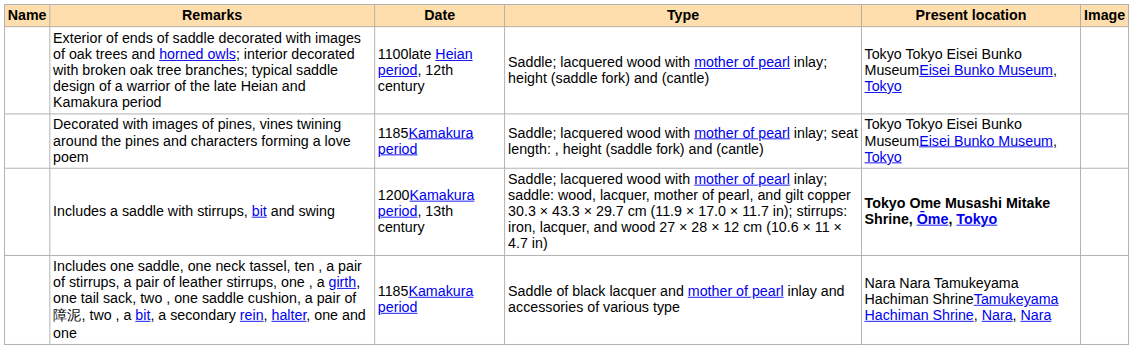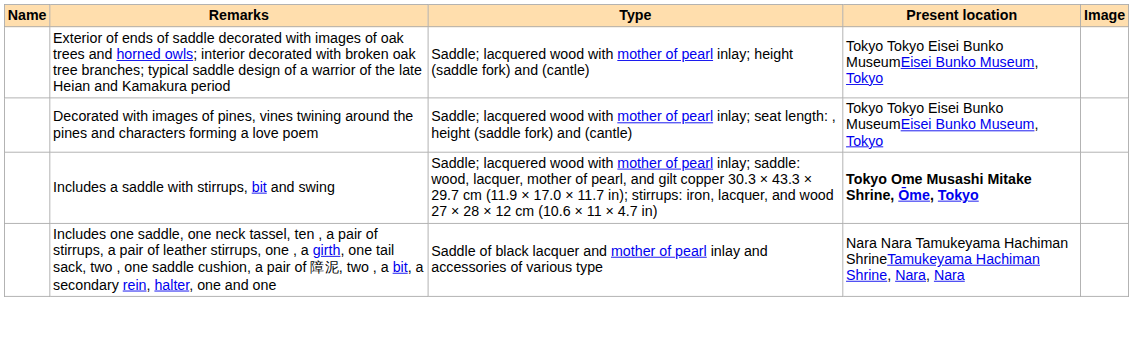- column: (440, 15)
